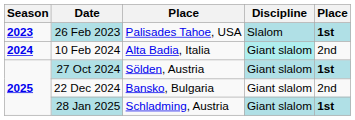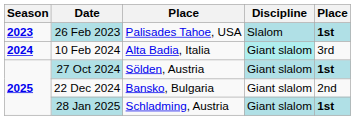(327, 50) 2nd -> (326, 50) 3rd
